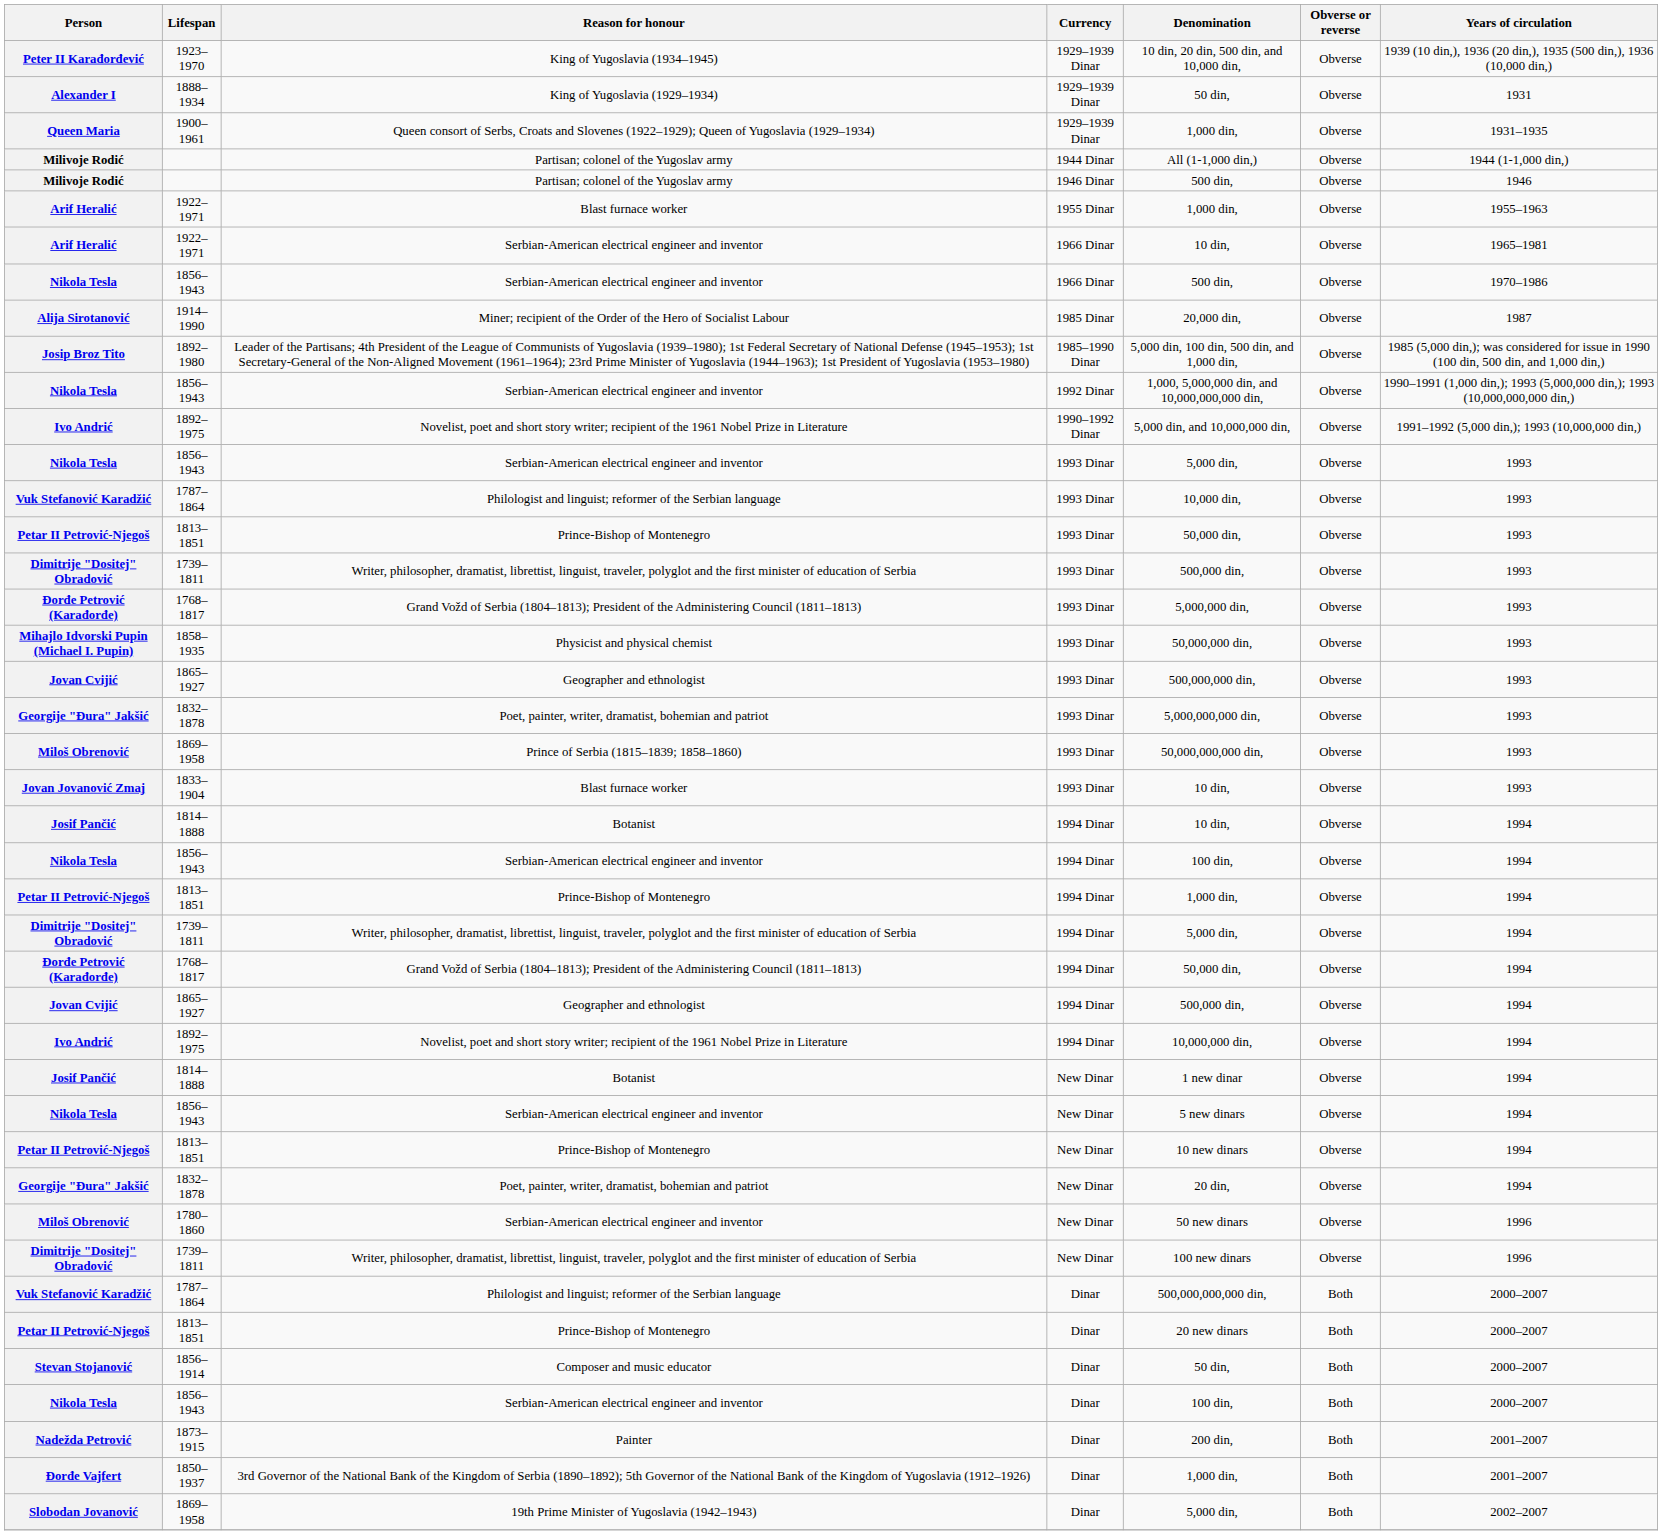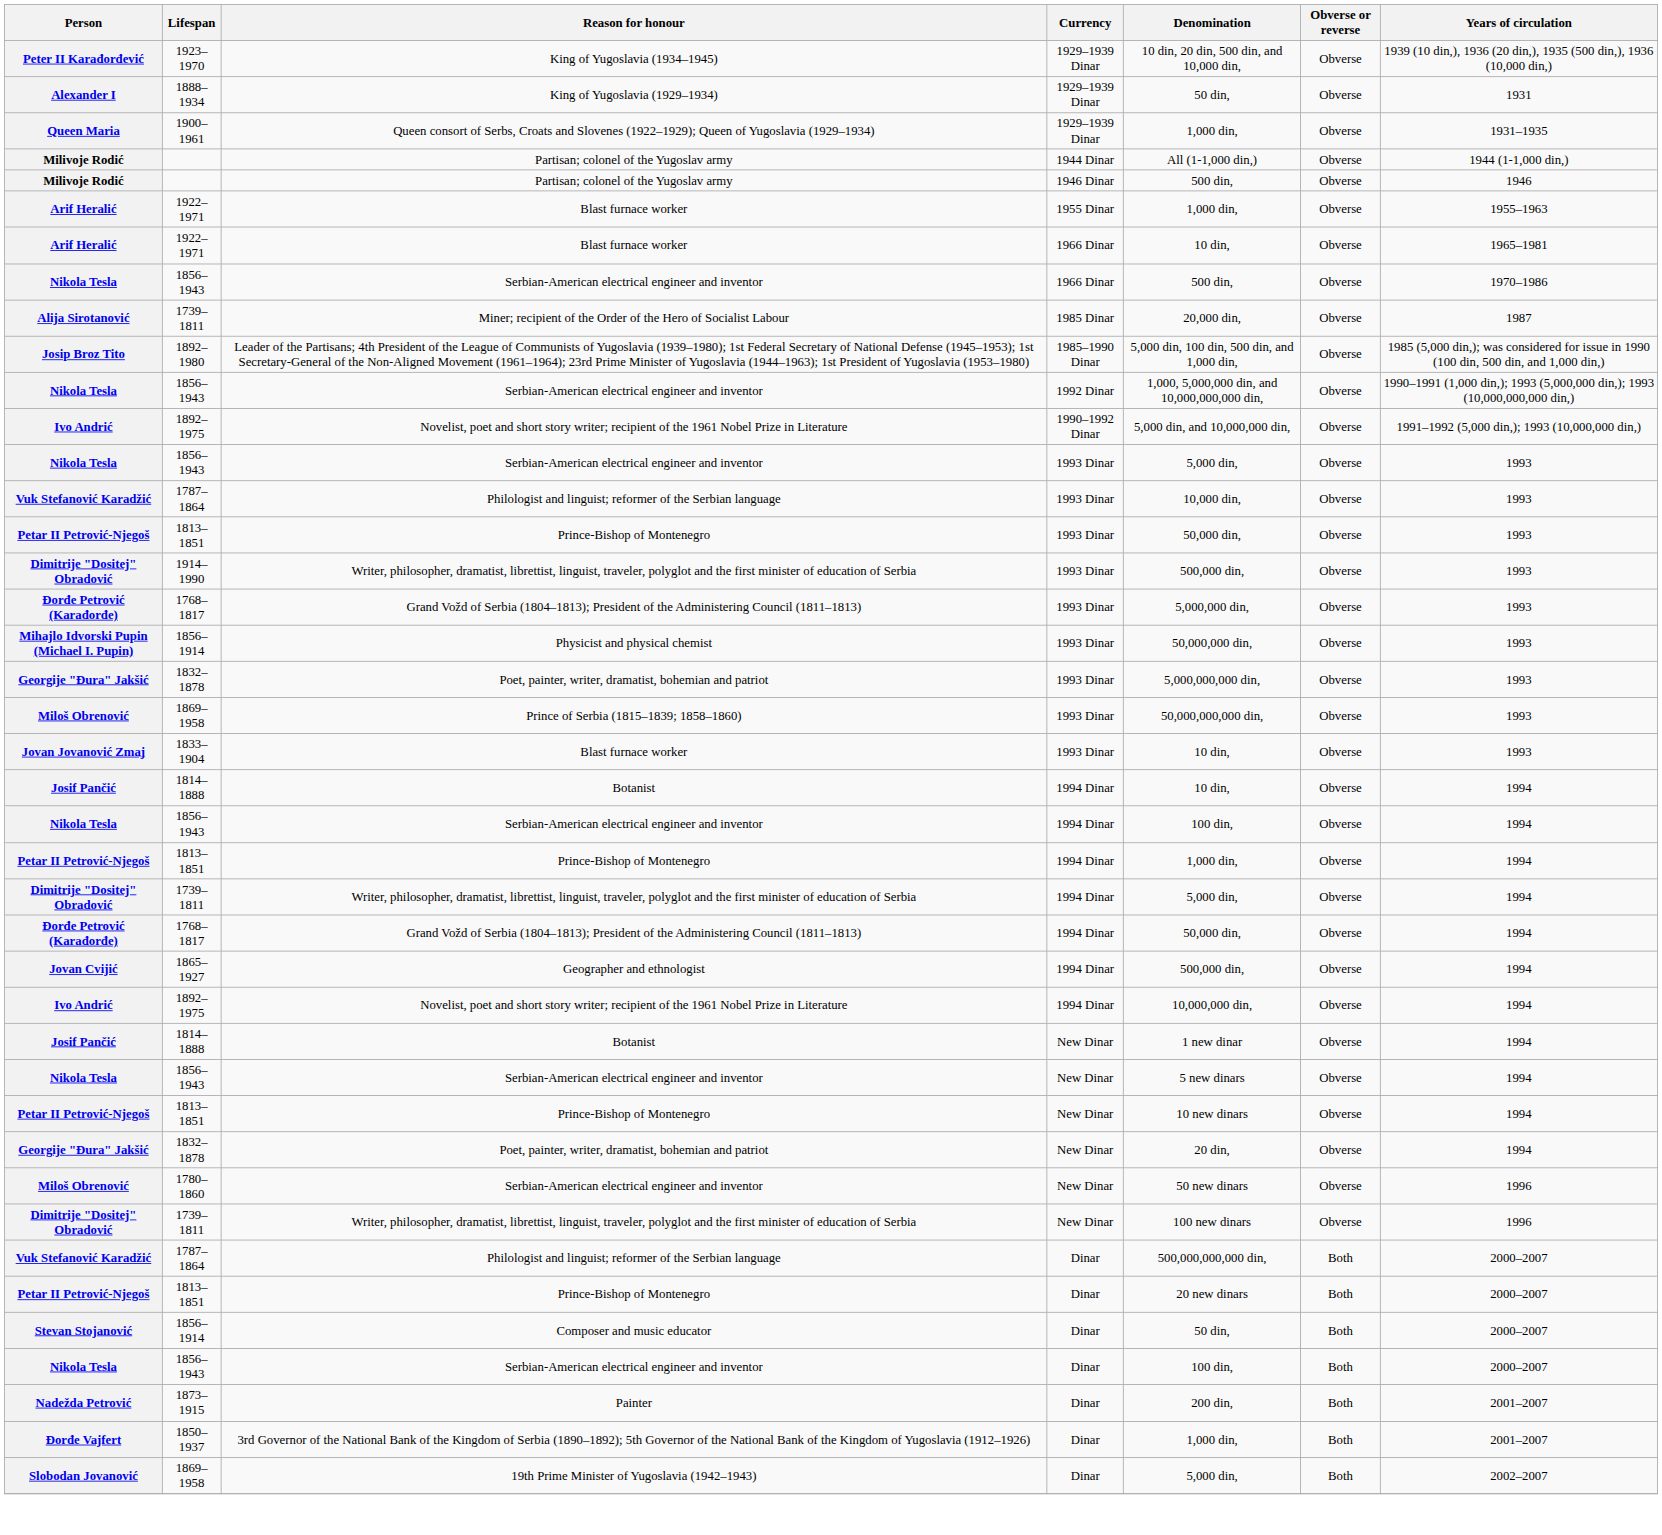(634, 245) Serbian-American electrical engineer and inventor -> (634, 245) Blast furnace worker
(192, 318) 1914–1990 -> (192, 318) 1739–1811
(192, 571) 1739–1811 -> (192, 571) 1914–1990
(192, 643) 1858–1935 -> (192, 643) 1856–1914
- row: (83, 679)
